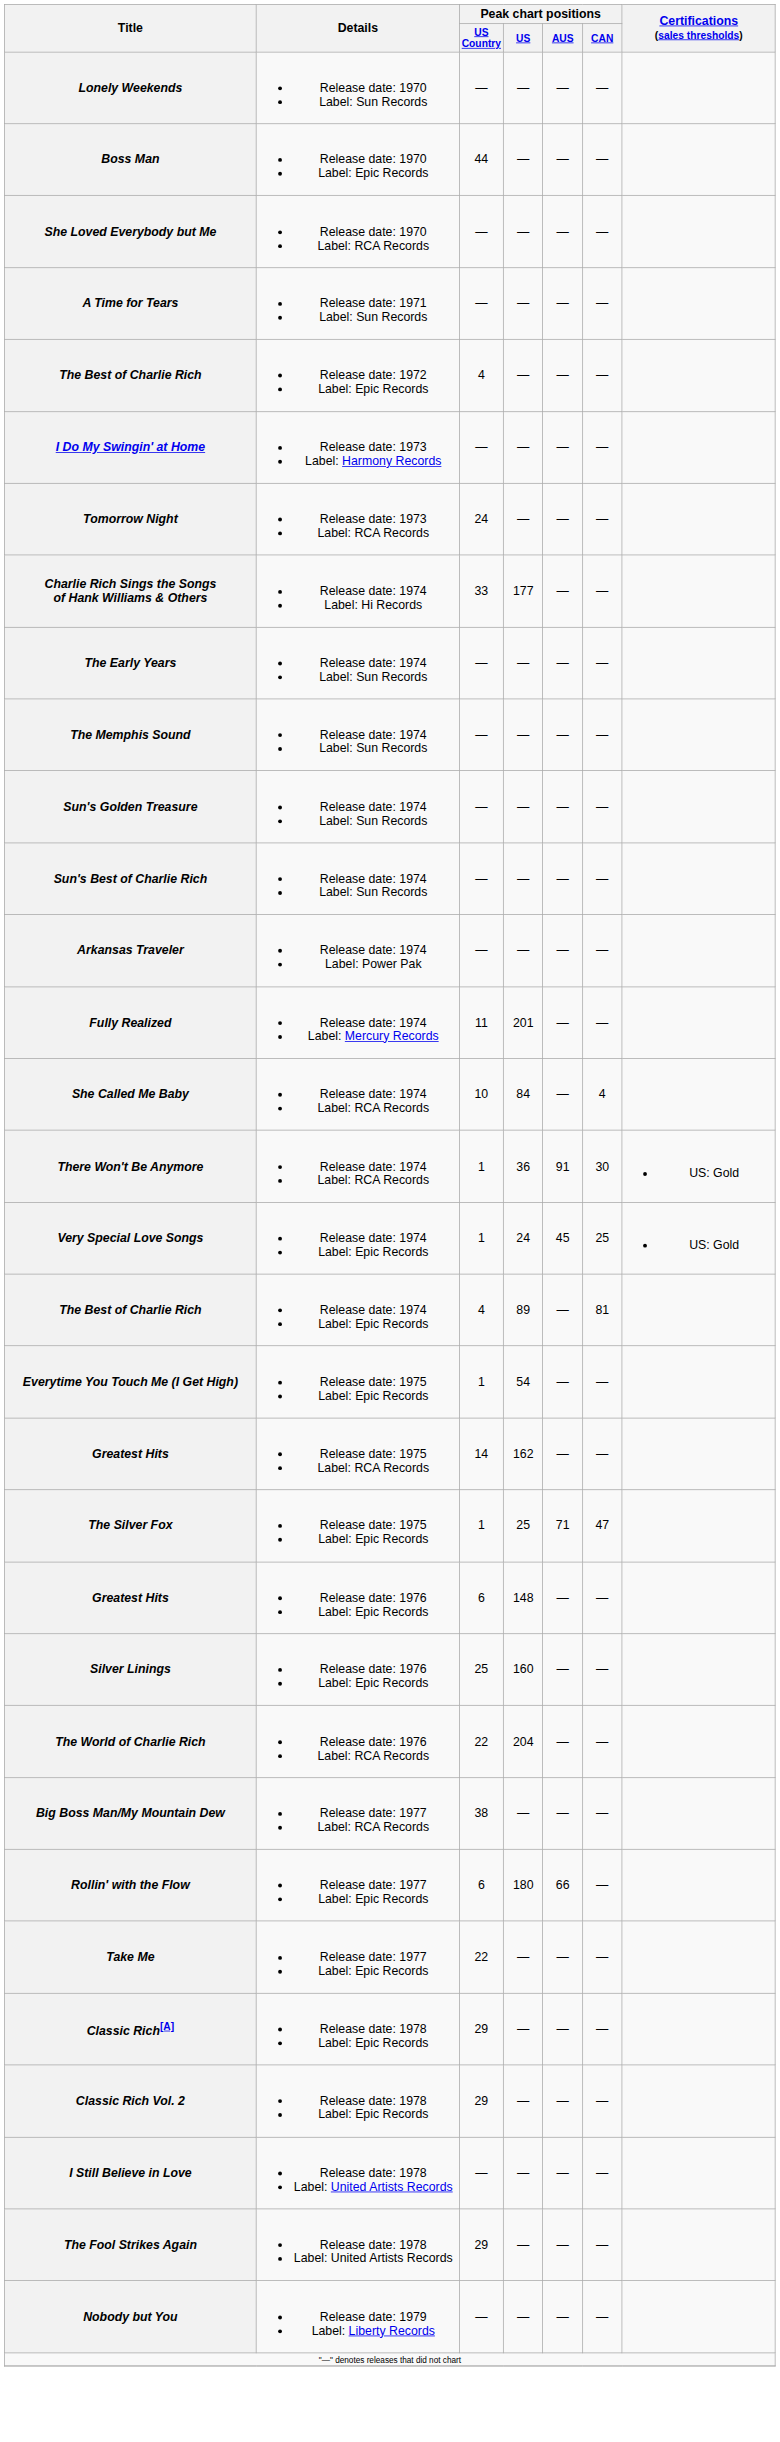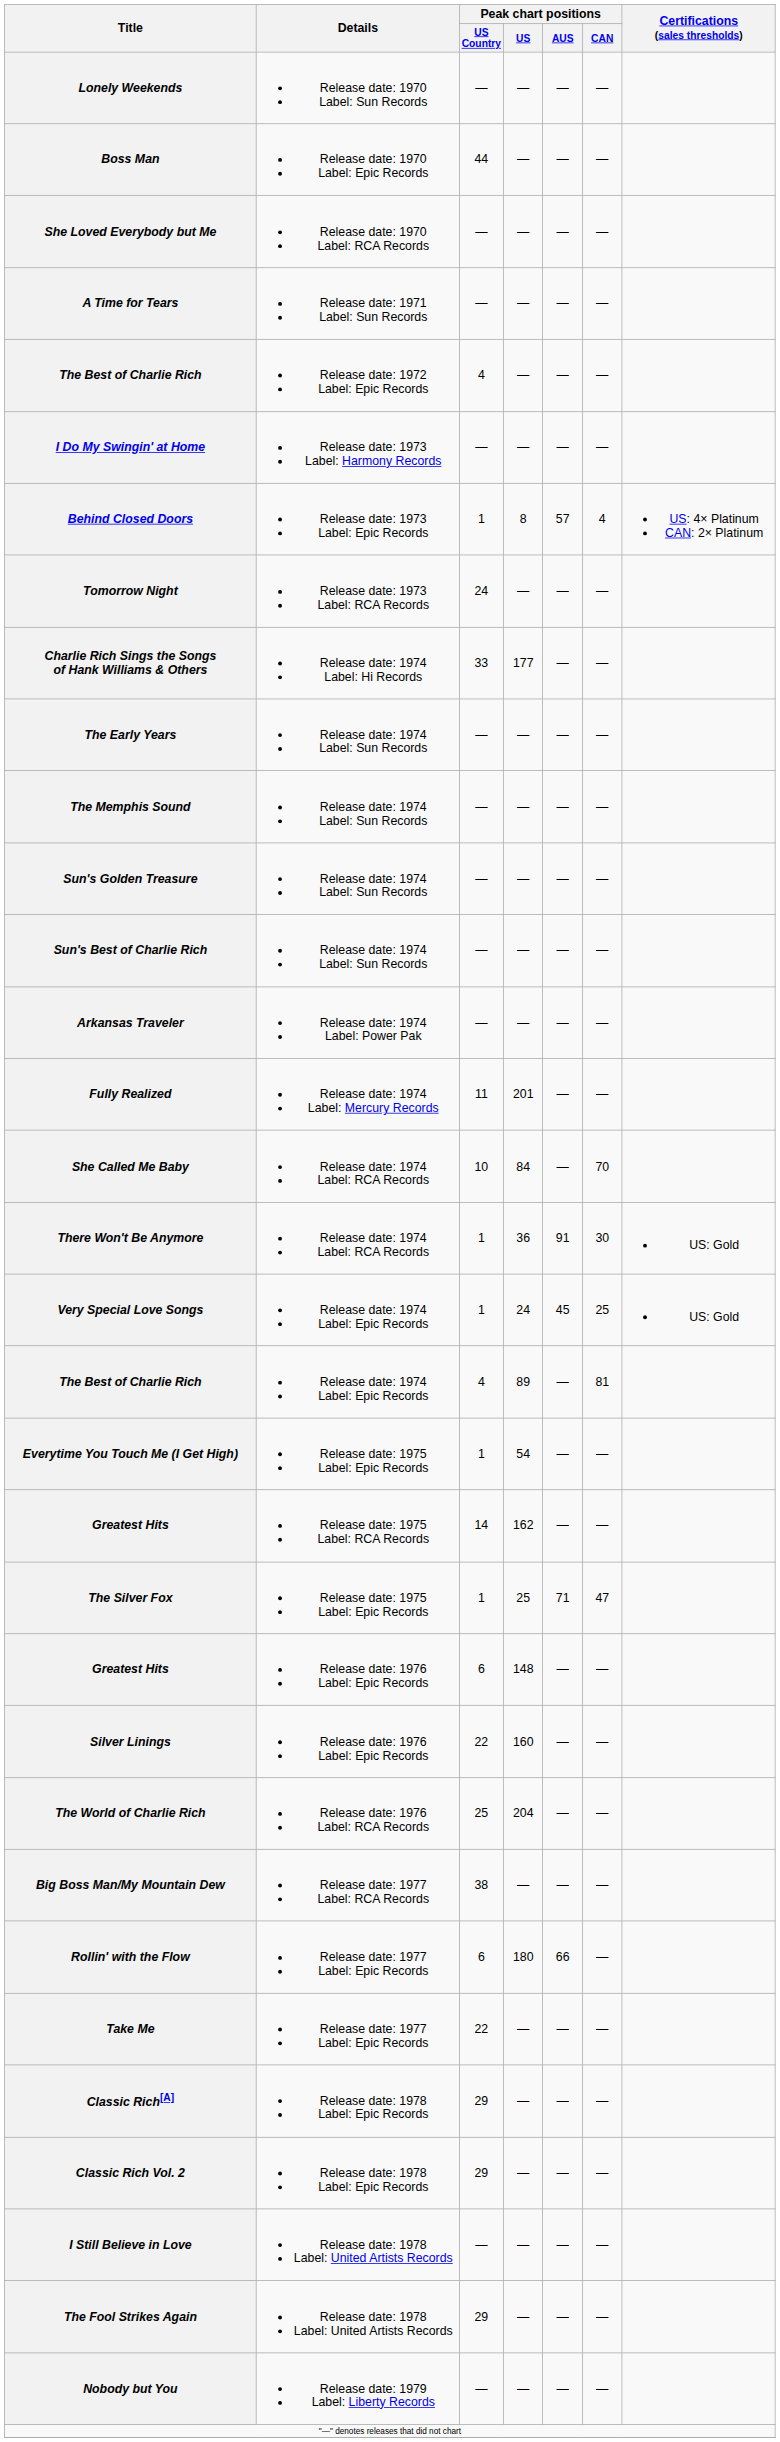+ row: (130, 519)
(602, 1094) 4 -> (602, 1166) 70
(481, 1669) 25 -> (481, 1741) 22
(481, 1741) 22 -> (481, 1813) 25
